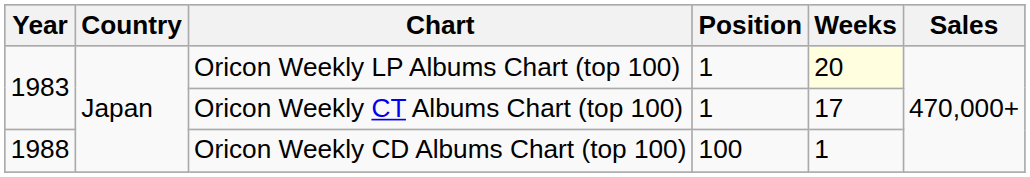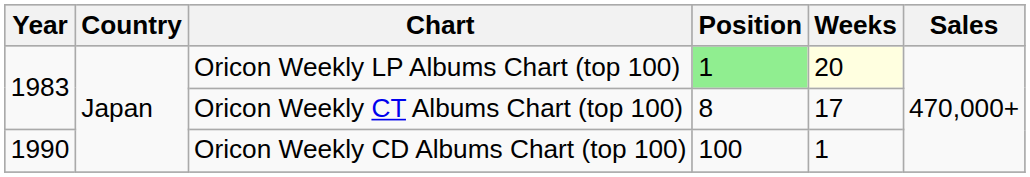(706, 66) no background -> (706, 66) lightgreen background
(706, 108) 1 -> (706, 108) 8
(40, 150) 1988 -> (40, 150) 1990
